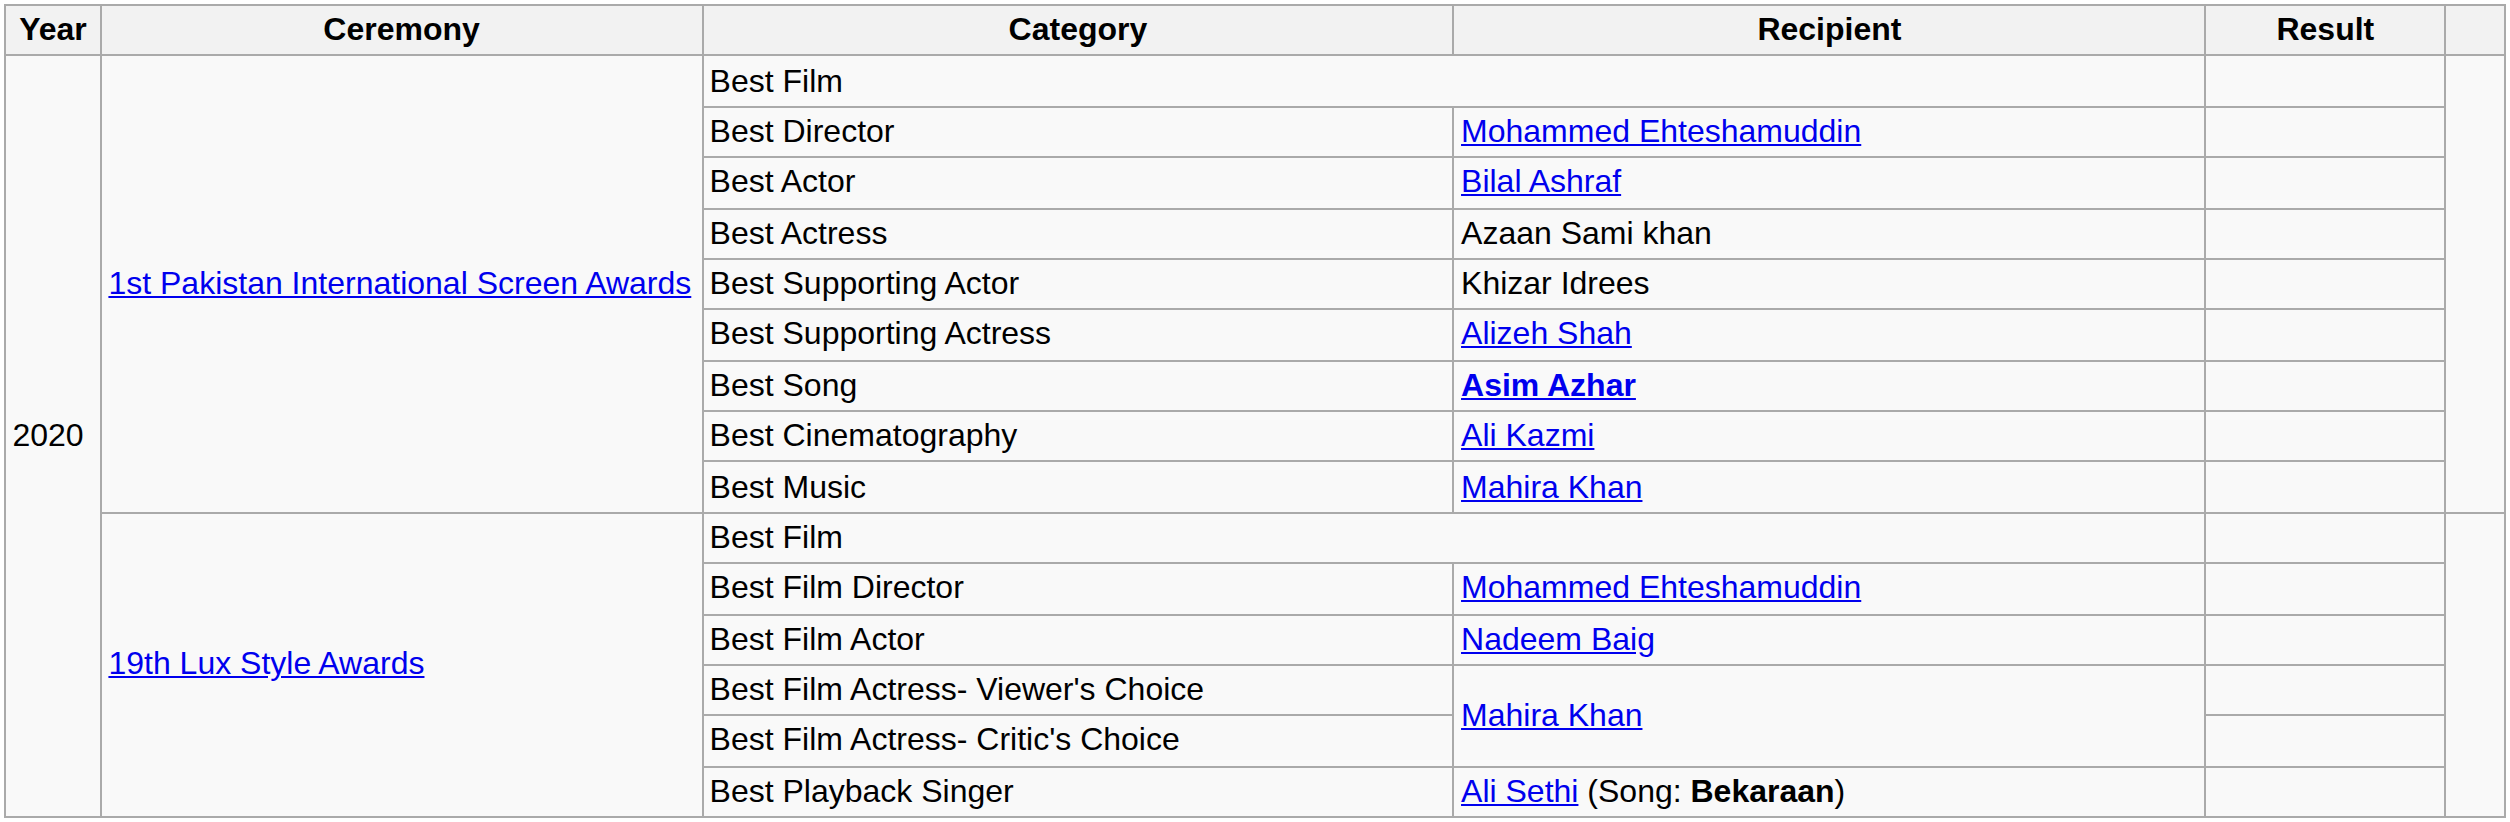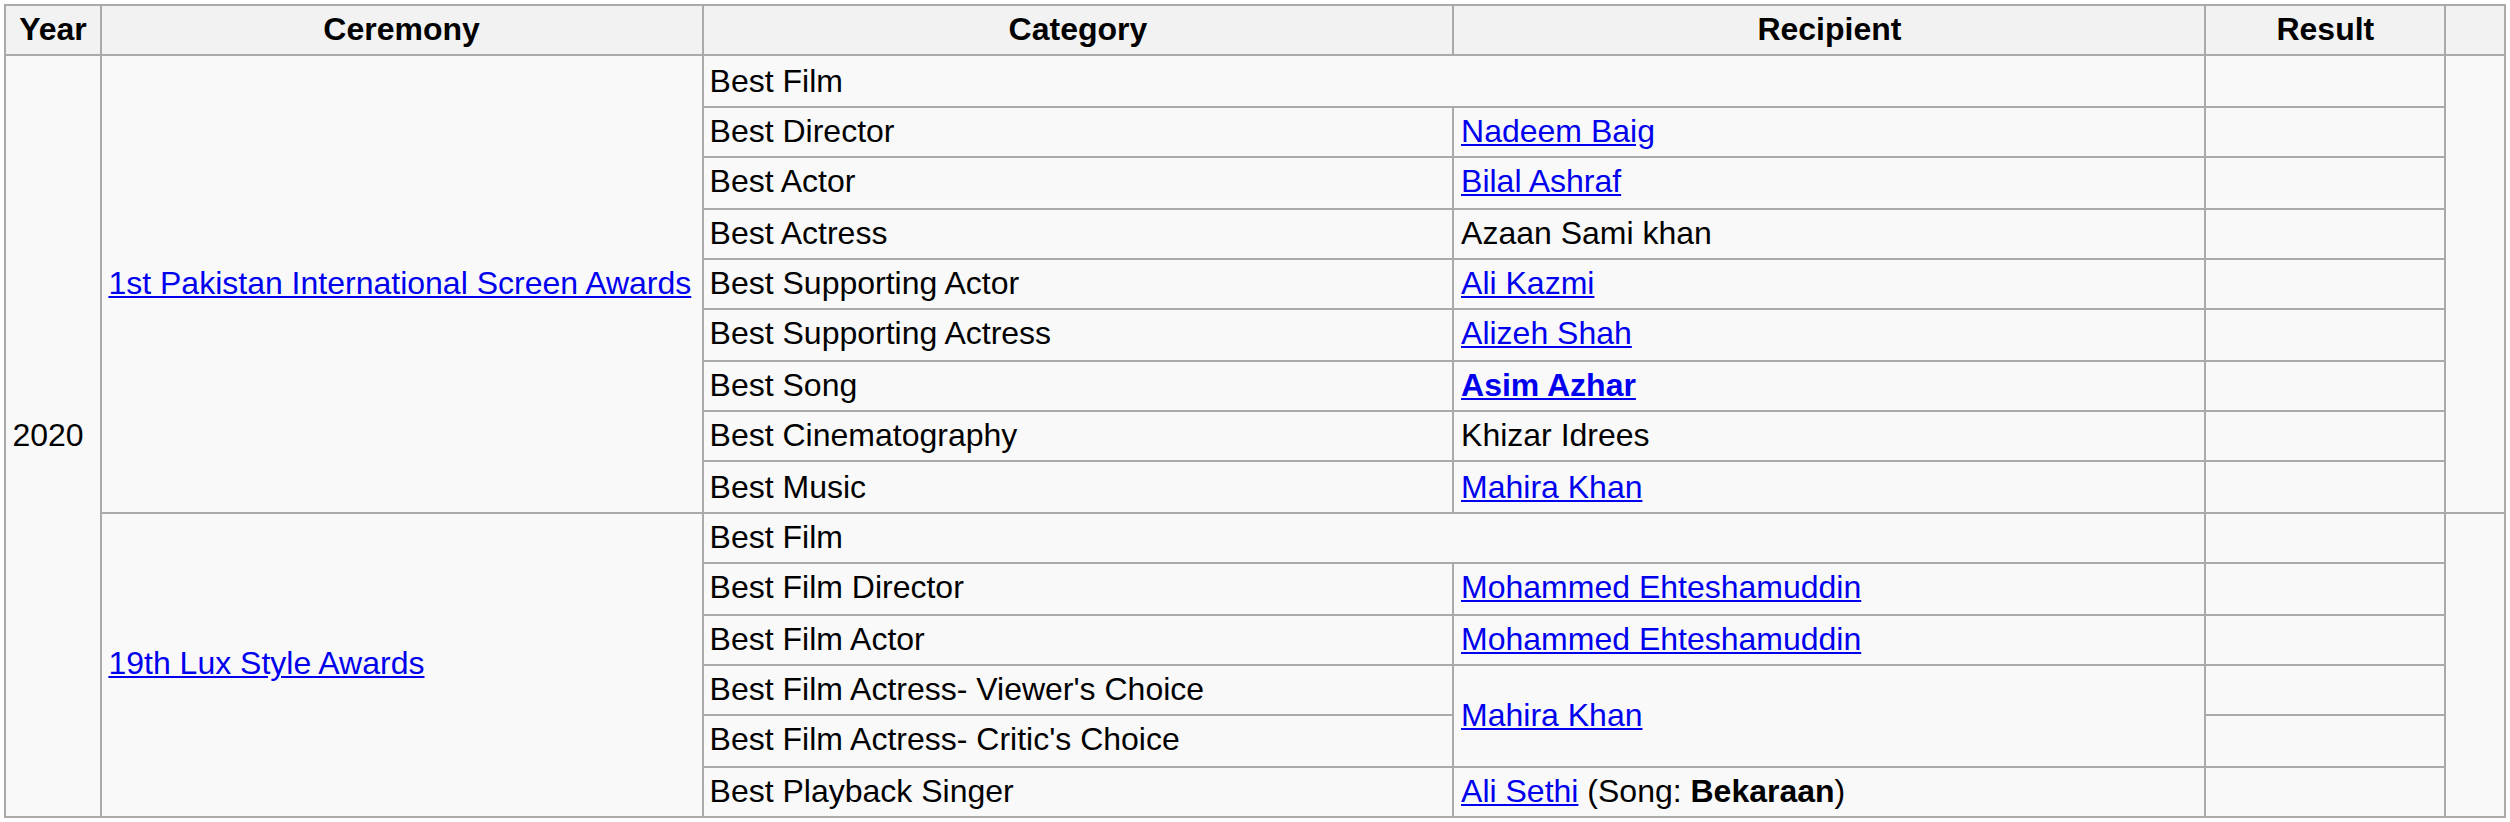(1661, 131) Mohammed Ehteshamuddin -> (1558, 131) Nadeem Baig
(1555, 283) Khizar Idrees -> (1528, 283) Ali Kazmi
(1528, 435) Ali Kazmi -> (1555, 435) Khizar Idrees
(1558, 638) Nadeem Baig -> (1661, 638) Mohammed Ehteshamuddin
